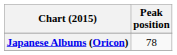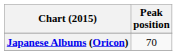(151, 42) 78 -> (151, 42) 70
